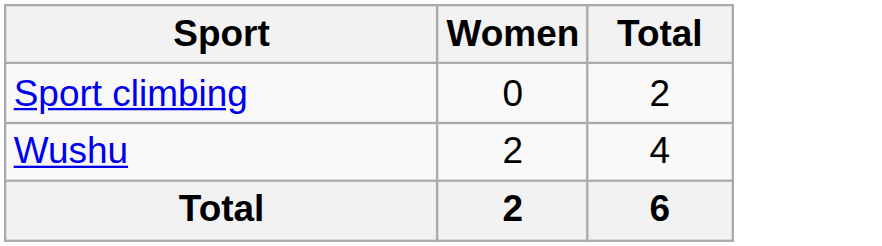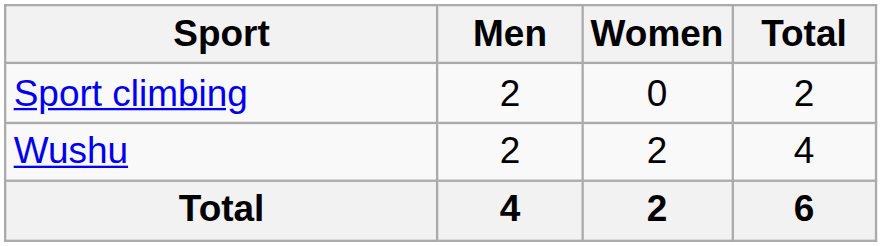+ column: (510, 33)
